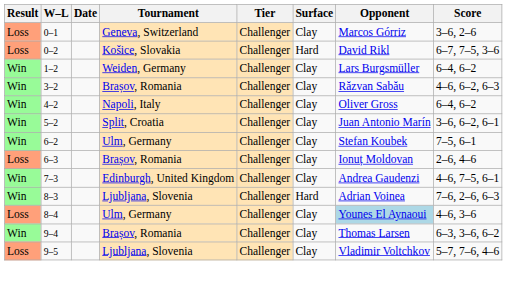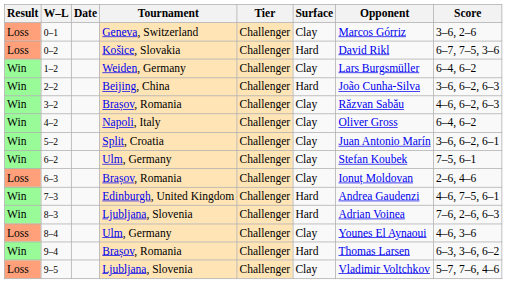+ row: (51, 87)
(306, 178) Clay -> (307, 196) Hard
(382, 214) lightblue background -> (382, 232) no background
(306, 232) Clay -> (307, 251) Hard
